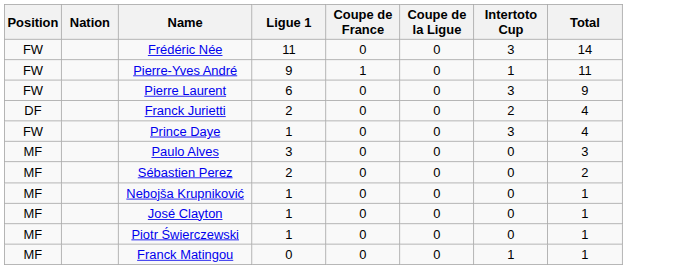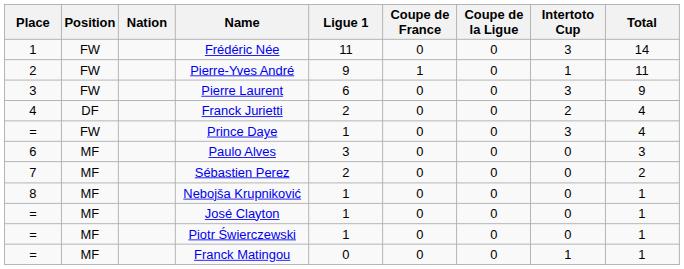+ column: (33, 22)
